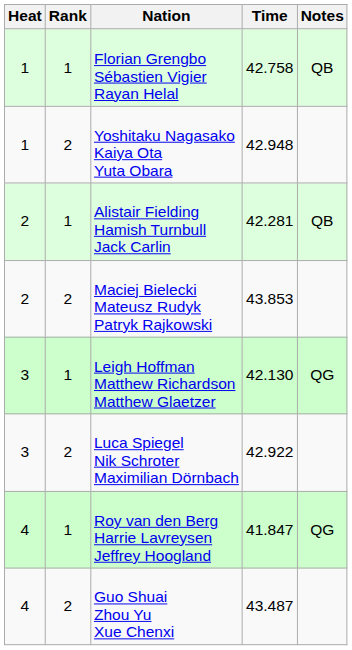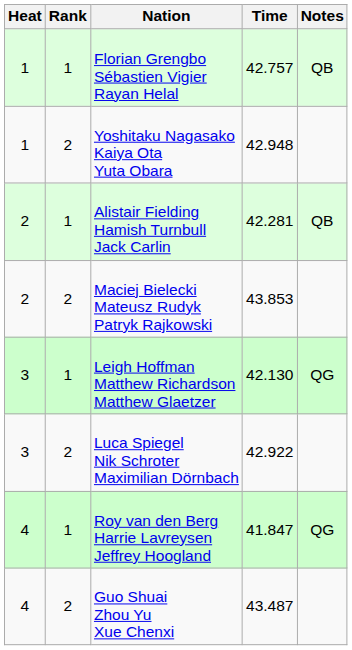(270, 67) 42.758 -> (270, 67) 42.757
